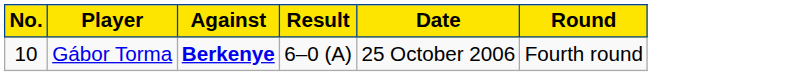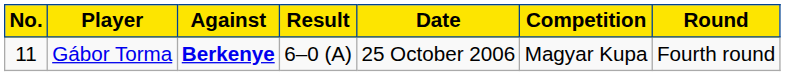+ column: (586, 20)
(26, 53) 10 -> (26, 53) 11
